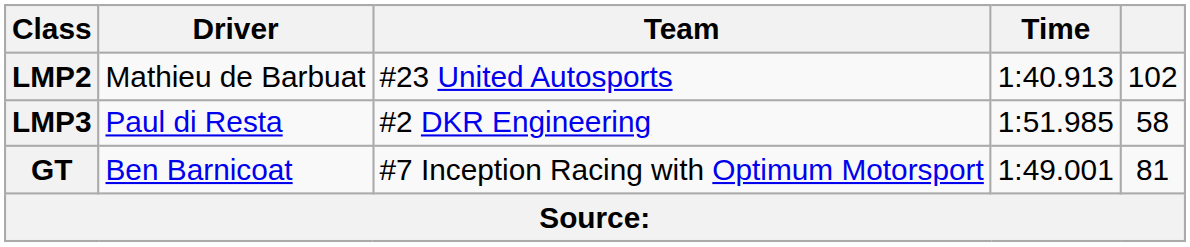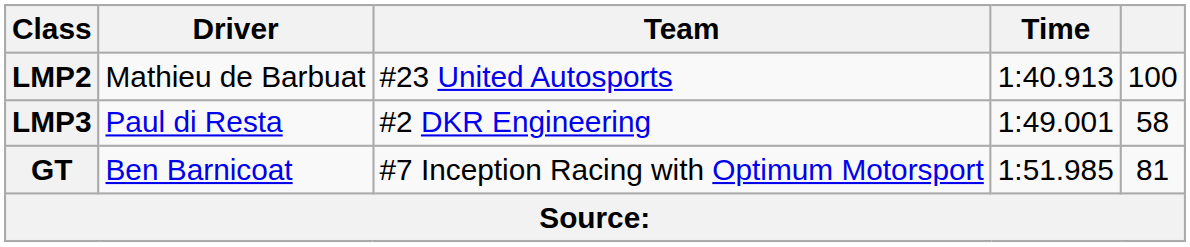(1153, 76) 102 -> (1153, 76) 100
(1056, 123) 1:51.985 -> (1056, 123) 1:49.001
(1056, 170) 1:49.001 -> (1056, 170) 1:51.985
